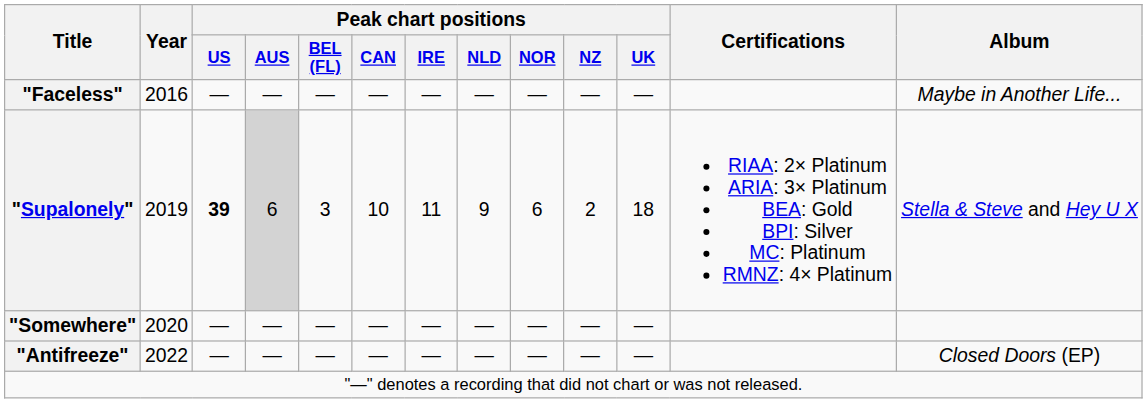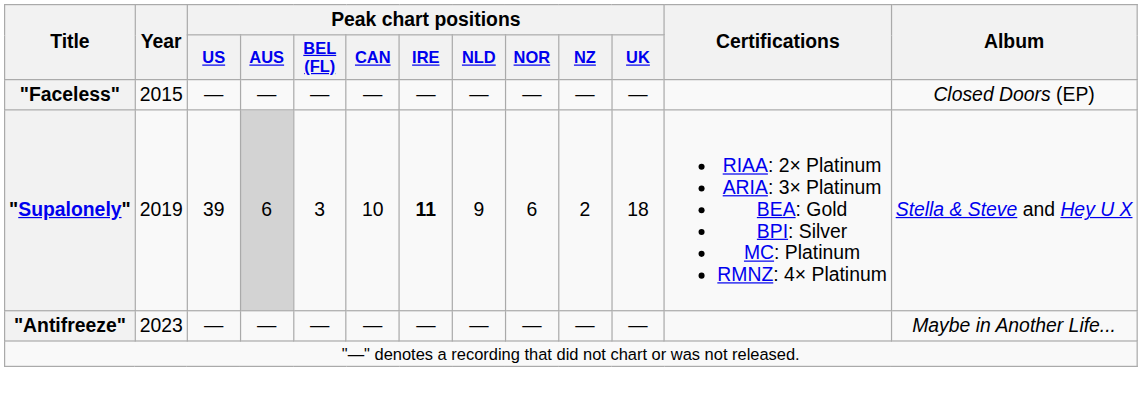(167, 94) 2016 -> (161, 94) 2015
(1019, 94) Maybe in Another Life... -> (1014, 94) Closed Doors (EP)
(219, 210) bold -> (214, 210) normal
(431, 210) normal -> (426, 210) bold
- row: (73, 325)
(167, 356) 2022 -> (161, 325) 2023
(1019, 356) Closed Doors (EP) -> (1014, 325) Maybe in Another Life...
